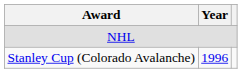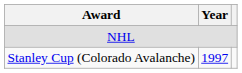(215, 57) 1996 -> (215, 57) 1997
